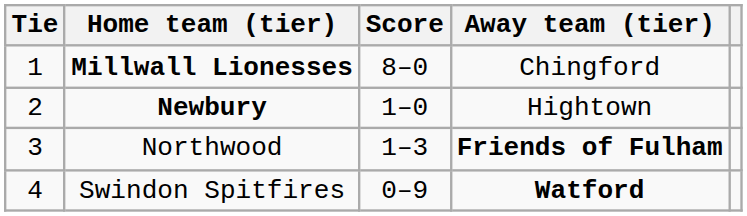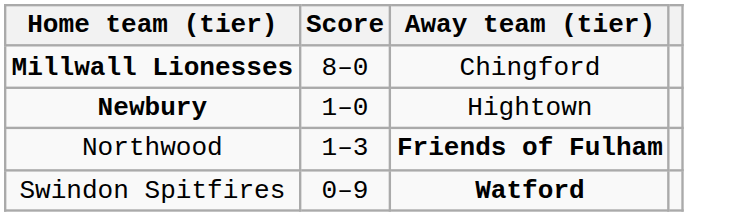- column: (35, 26)
